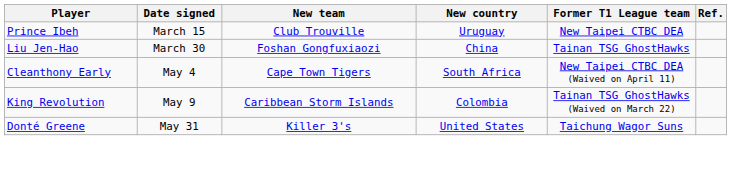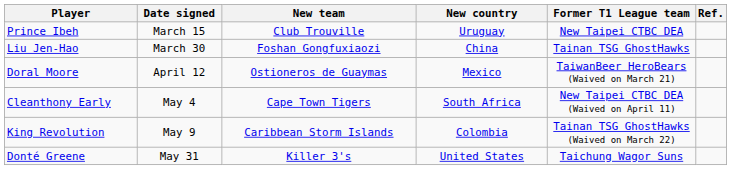+ row: (43, 72)
